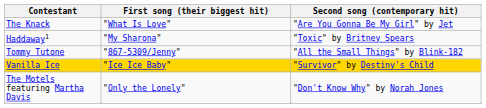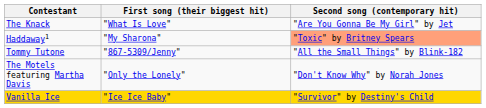(354, 38) no background -> (354, 38) lightsalmon background
rows swapped: (45, 88) <-> (33, 65)
